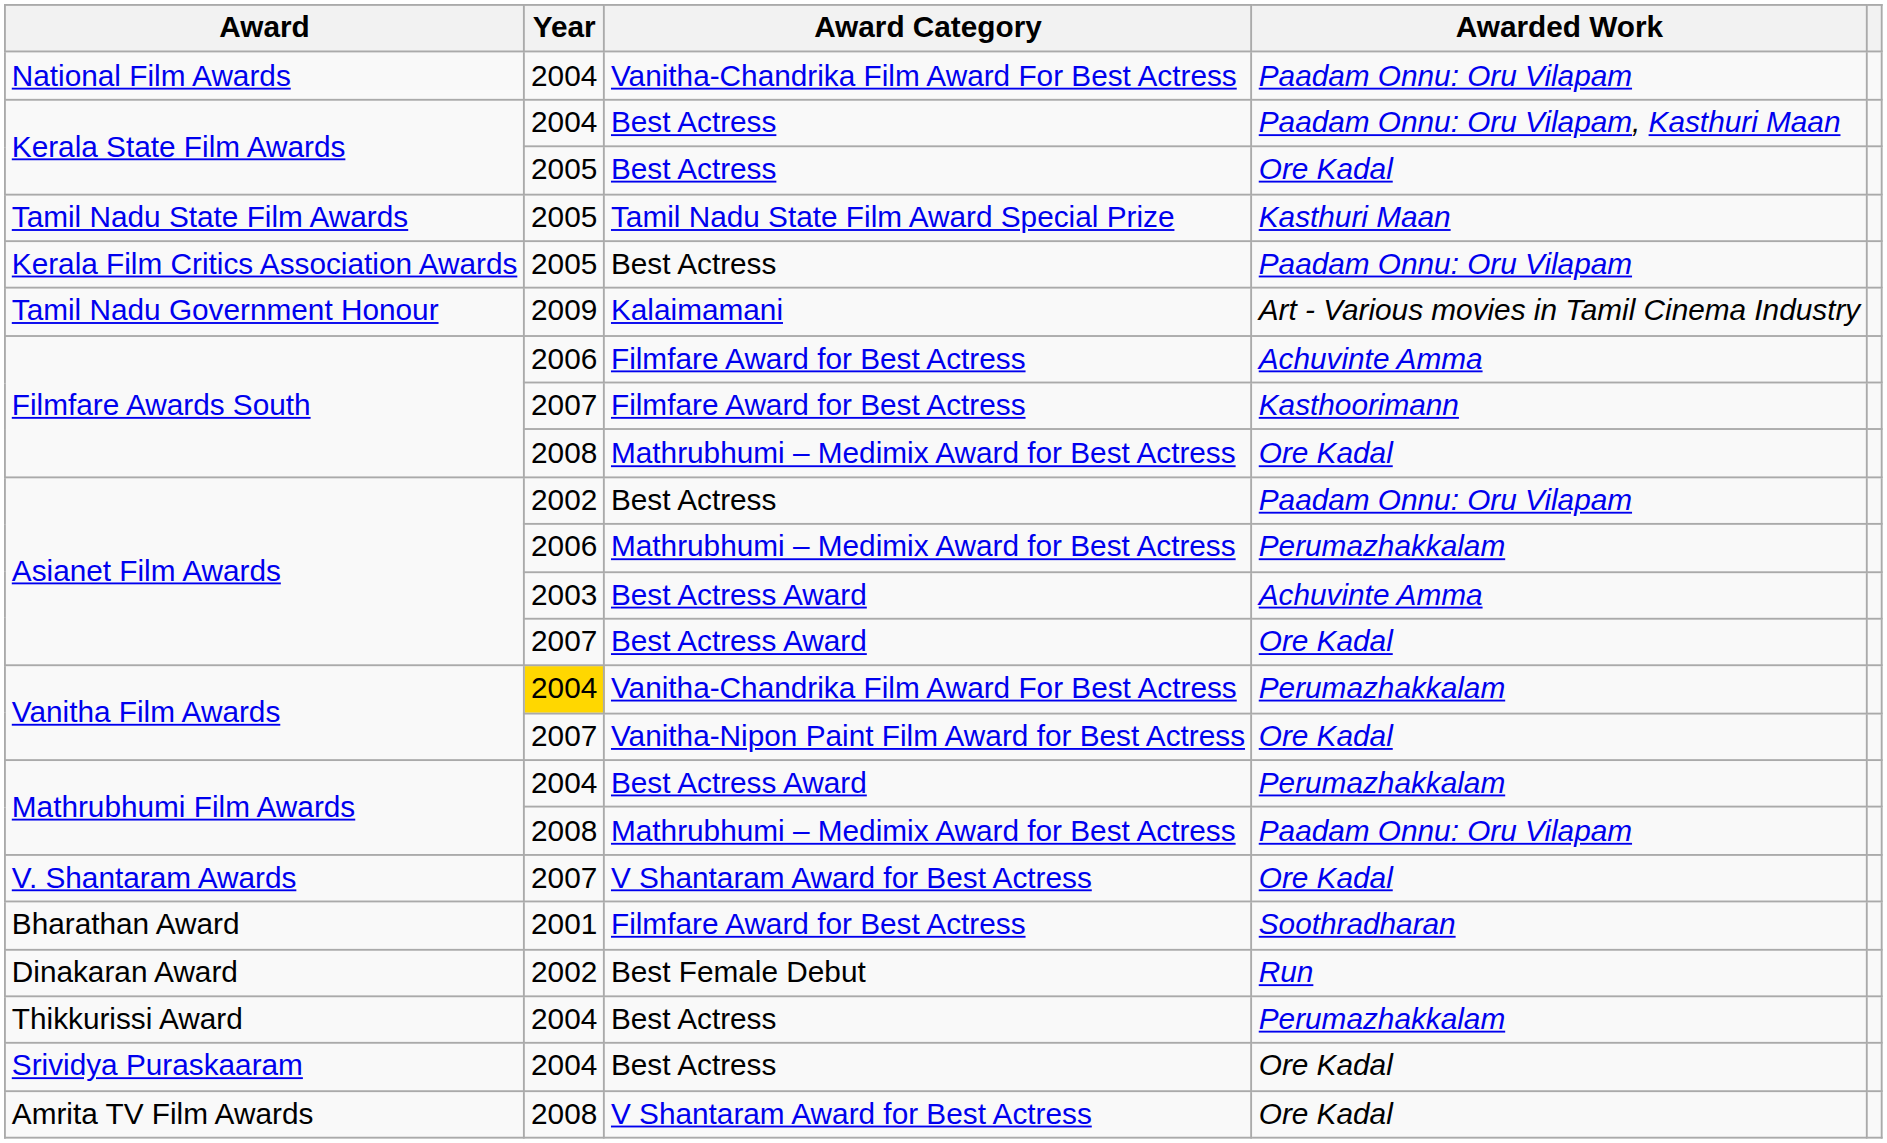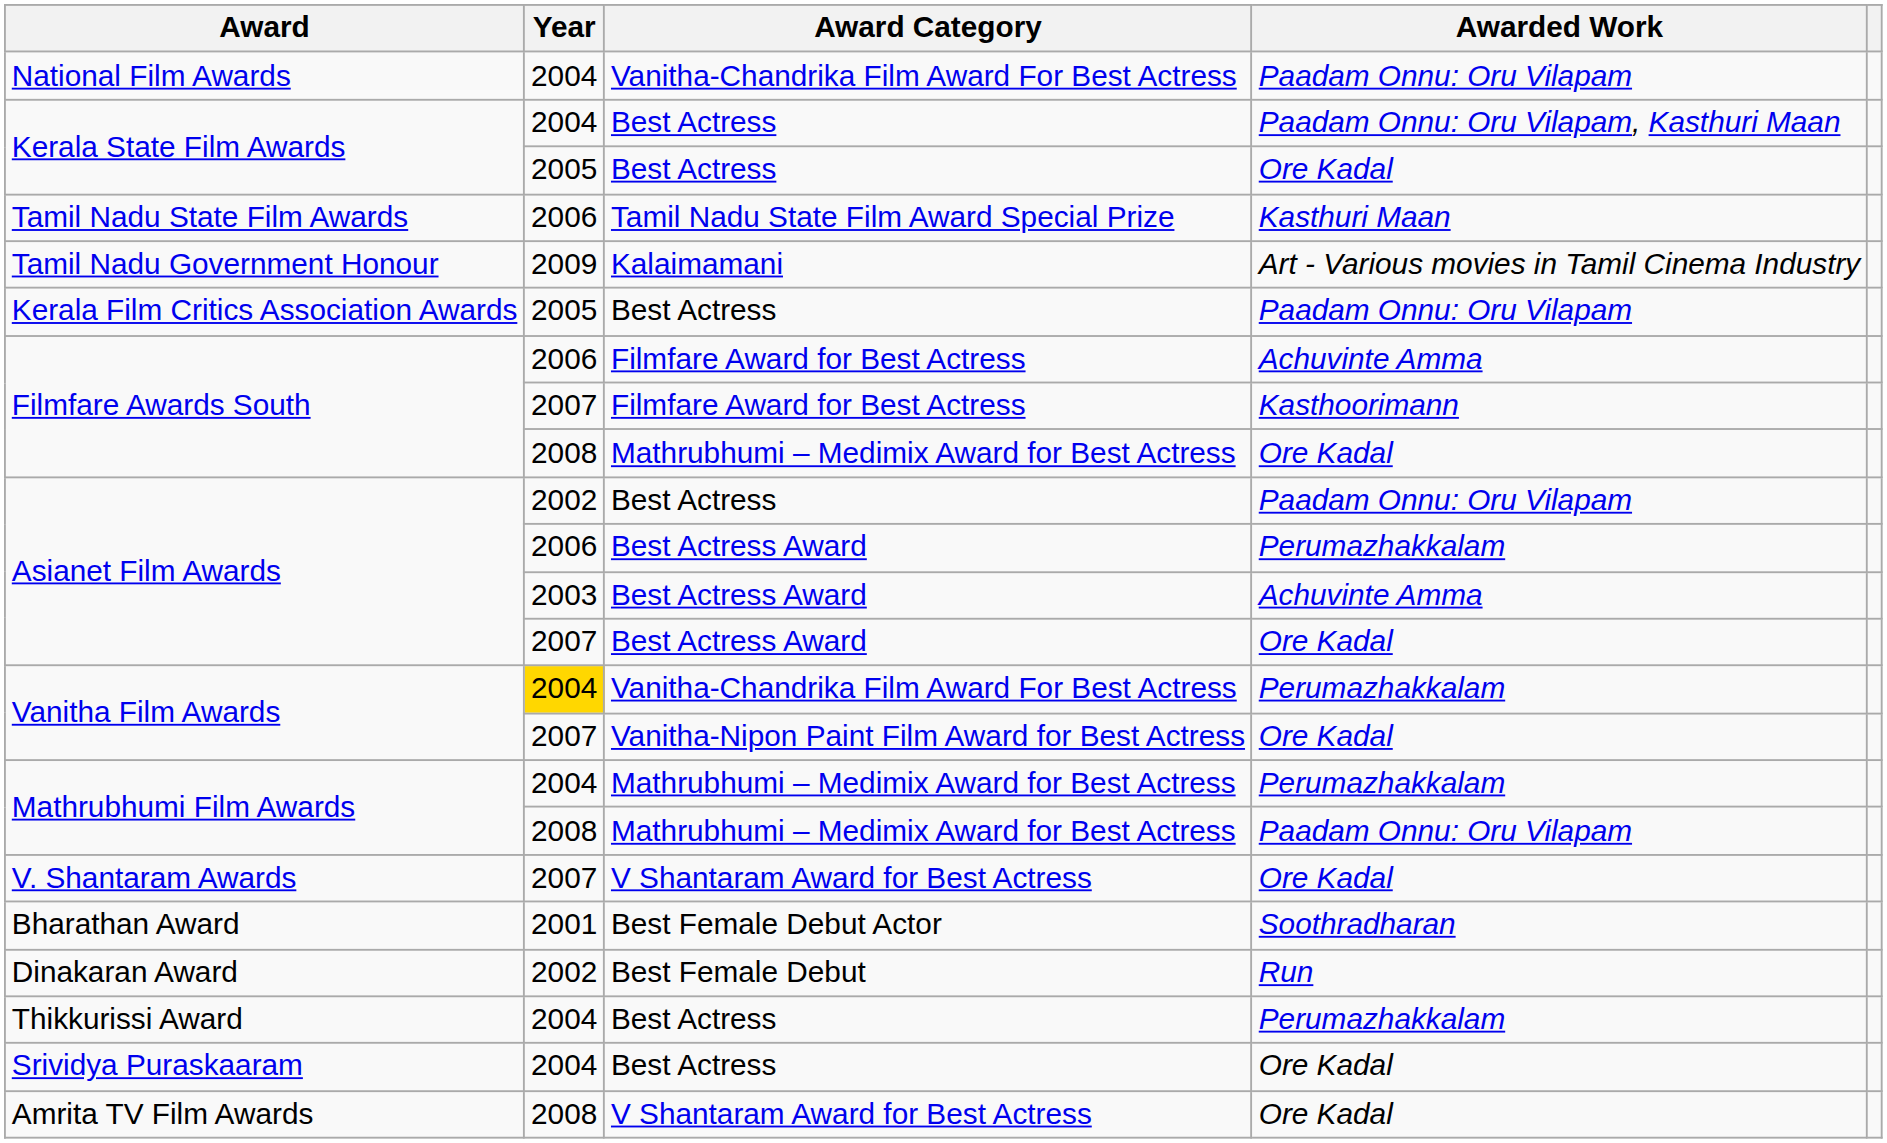(564, 216) 2005 -> (564, 216) 2006
rows swapped: (225, 311) <-> (265, 264)
(923, 547) Mathrubhumi – Medimix Award for Best Actress -> (739, 547) Best Actress Award
(739, 783) Best Actress Award -> (923, 783) Mathrubhumi – Medimix Award for Best Actress
(818, 924) Filmfare Award for Best Actress -> (776, 924) Best Female Debut Actor
